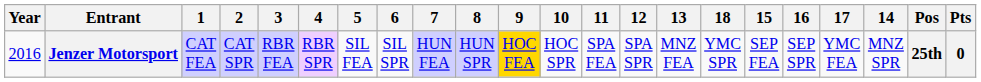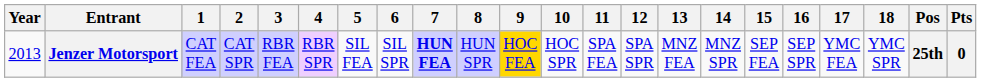columns swapped: (886, 17) <-> (723, 17)
(25, 53) 2016 -> (25, 53) 2013
(434, 53) normal -> (435, 53) bold
